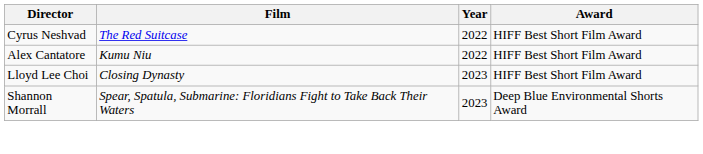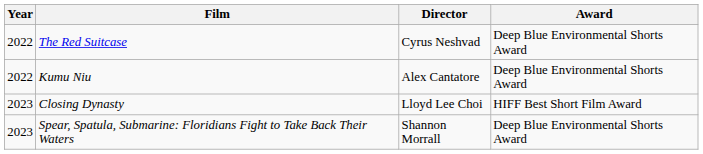columns swapped: (475, 14) <-> (50, 14)
(567, 34) HIFF Best Short Film Award -> (578, 42) Deep Blue Environmental Shorts Award
(567, 55) HIFF Best Short Film Award -> (578, 76) Deep Blue Environmental Shorts Award
